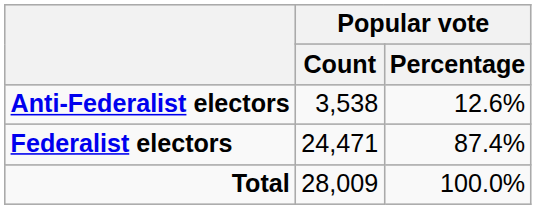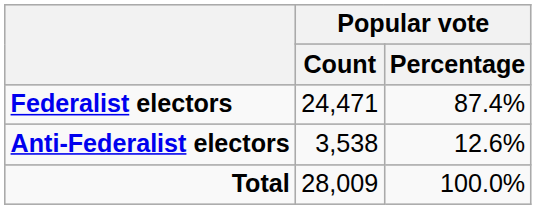rows swapped: (122, 143) <-> (150, 104)
